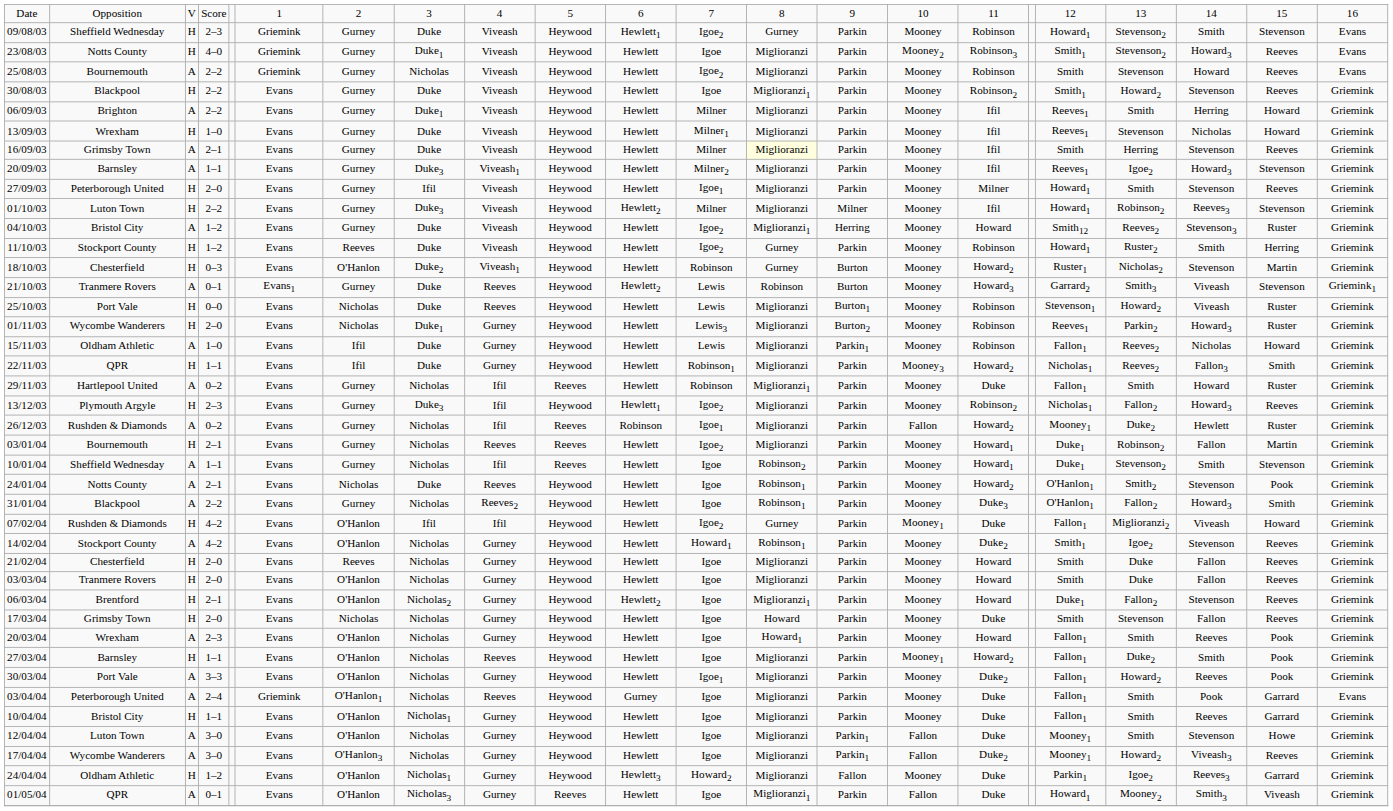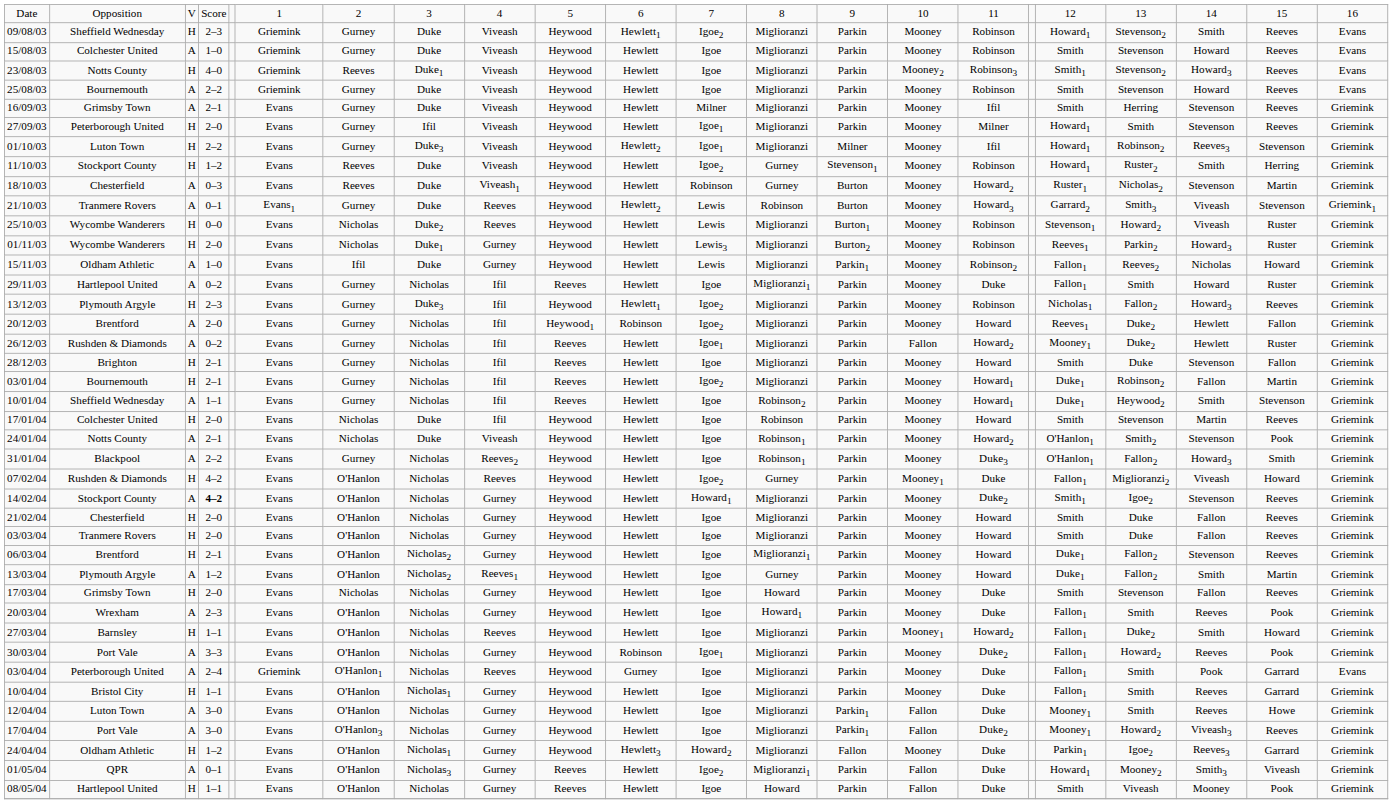(782, 32) Gurney -> (782, 32) Miglioranzi
(1282, 32) Stevenson -> (1282, 32) Reeves
+ row: (27, 51)
(359, 52) Gurney -> (359, 70) Reeves
(429, 71) Nicholas -> (429, 89) Duke
(711, 72) Igoe2 -> (711, 89) Igoe
- row: (27, 91)
- row: (27, 111)
- row: (27, 130)
(782, 150) lightyellow background -> (782, 107) no background
- row: (27, 169)
(711, 208) Milner -> (711, 147) Igoe1
- row: (27, 228)
(852, 247) Parkin -> (852, 166) Stevenson1
(192, 267) H -> (192, 186) A
(359, 267) O'Hanlon -> (359, 186) Reeves
(429, 267) Duke2 -> (429, 186) Duke
(117, 306) Port Vale -> (117, 225) Wycombe Wanderers
(429, 306) Duke -> (429, 225) Duke2
(993, 346) Robinson -> (994, 265) Robinson2
- row: (27, 365)
(711, 385) Robinson -> (711, 284) Igoe
(994, 405) Robinson2 -> (993, 304) Robinson
+ row: (27, 323)
(641, 425) Robinson -> (641, 343) Hewlett
+ row: (27, 362)
(500, 444) Reeves -> (500, 381) Ifil
(1141, 464) Stevenson2 -> (1141, 401) Heywood2
+ row: (27, 420)
(500, 484) Reeves -> (500, 439) Viveash
(429, 523) Ifil -> (429, 478) Nicholas
(500, 523) Ifil -> (500, 478) Reeves
(214, 543) normal -> (214, 498) bold
(782, 543) Robinson1 -> (782, 498) Miglioranzi
(359, 562) Reeves -> (359, 517) O'Hanlon
(641, 600) Hewlett2 -> (641, 554) Hewlett
+ row: (27, 574)
(993, 637) Howard -> (994, 612) Duke
(1282, 657) Pook -> (1282, 632) Howard
(641, 677) Hewlett -> (641, 652) Robinson
(1211, 736) Stevenson -> (1211, 711) Reeves
(117, 755) Wycombe Wanderers -> (117, 730) Port Vale
(711, 795) Igoe -> (711, 770) Igoe2
+ row: (27, 789)
